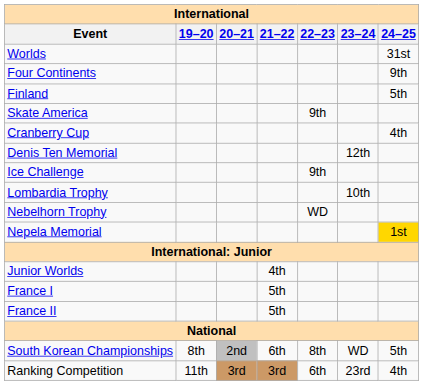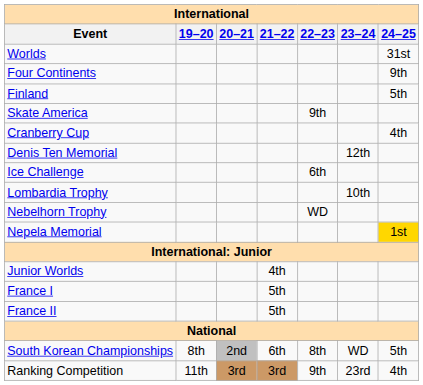(318, 172) 9th -> (318, 172) 6th
(318, 370) 6th -> (318, 370) 9th
